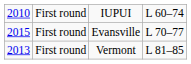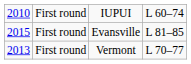(165, 31) L 70–77 -> (165, 31) L 81–85
(165, 50) L 81–85 -> (165, 50) L 70–77
